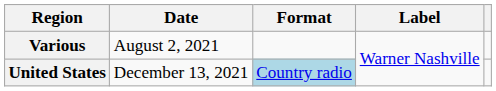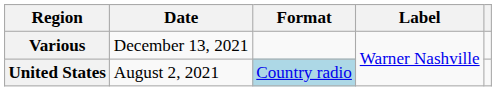(166, 45) August 2, 2021 -> (181, 45) December 13, 2021
(181, 72) December 13, 2021 -> (166, 72) August 2, 2021
